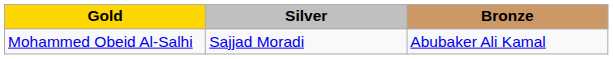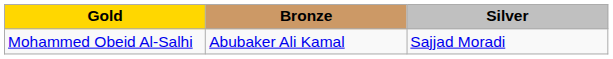columns swapped: (306, 16) <-> (507, 16)
